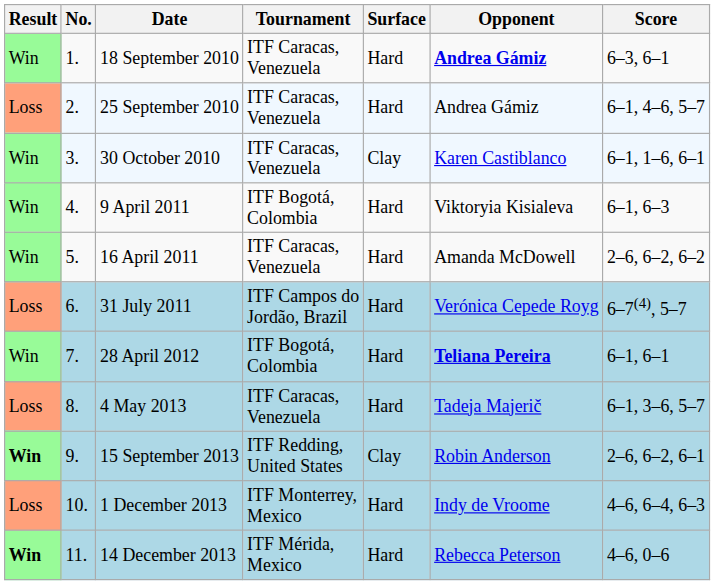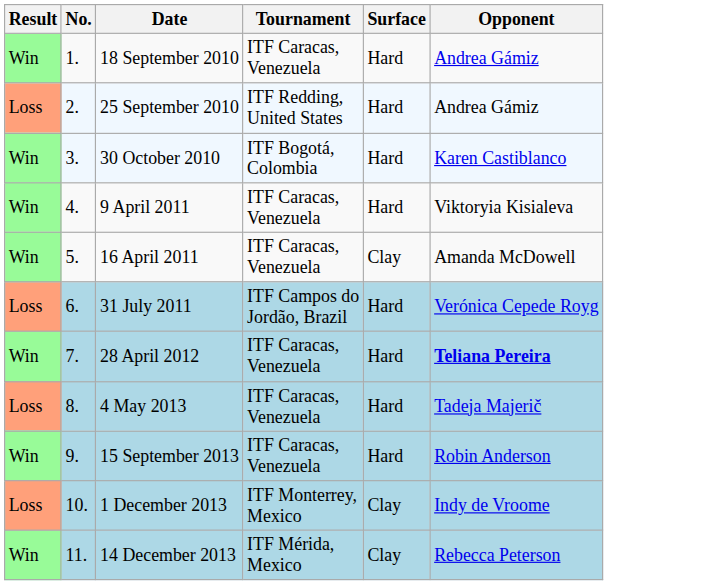- column: (656, 18)
(490, 57) bold -> (486, 57) normal
(293, 107) ITF Caracas, Venezuela -> (295, 107) ITF Redding, United States
(293, 157) ITF Caracas, Venezuela -> (291, 157) ITF Bogotá, Colombia
(384, 157) Clay -> (385, 157) Hard
(291, 206) ITF Bogotá, Colombia -> (293, 206) ITF Caracas, Venezuela
(385, 256) Hard -> (384, 256) Clay
(291, 355) ITF Bogotá, Colombia -> (293, 355) ITF Caracas, Venezuela
(25, 455) bold -> (24, 455) normal
(295, 455) ITF Redding, United States -> (293, 455) ITF Caracas, Venezuela
(384, 455) Clay -> (385, 455) Hard
(385, 504) Hard -> (384, 504) Clay
(25, 554) bold -> (24, 554) normal
(385, 554) Hard -> (384, 554) Clay
